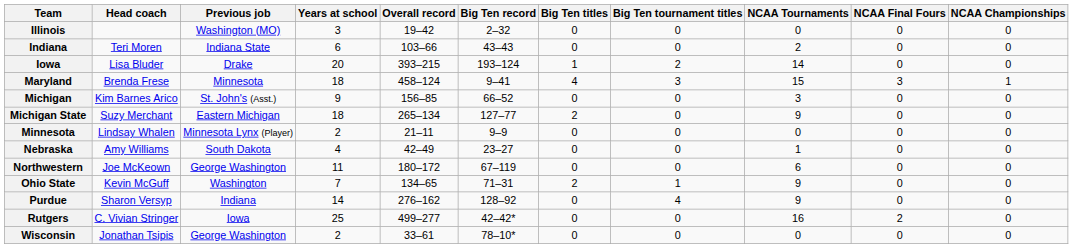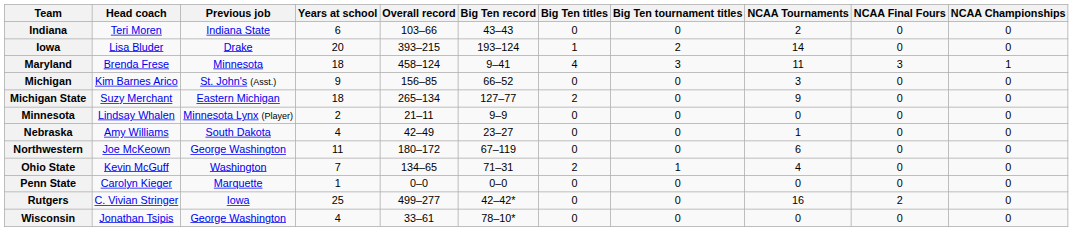- row: (48, 30)
(798, 82) 15 -> (798, 64) 11
(798, 184) 9 -> (798, 167) 4
+ row: (48, 184)
- row: (48, 201)
(338, 235) 2 -> (338, 218) 4
